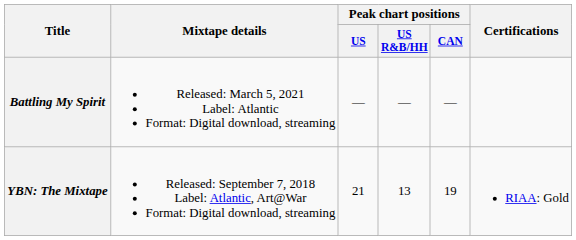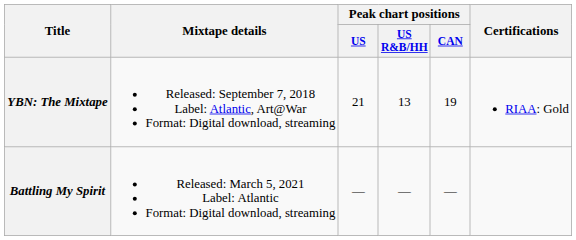rows swapped: (57, 191) <-> (57, 101)
